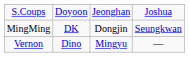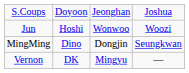+ row: (28, 28)
(71, 28) DK -> (71, 44) Dino
(71, 44) Dino -> (71, 60) DK
